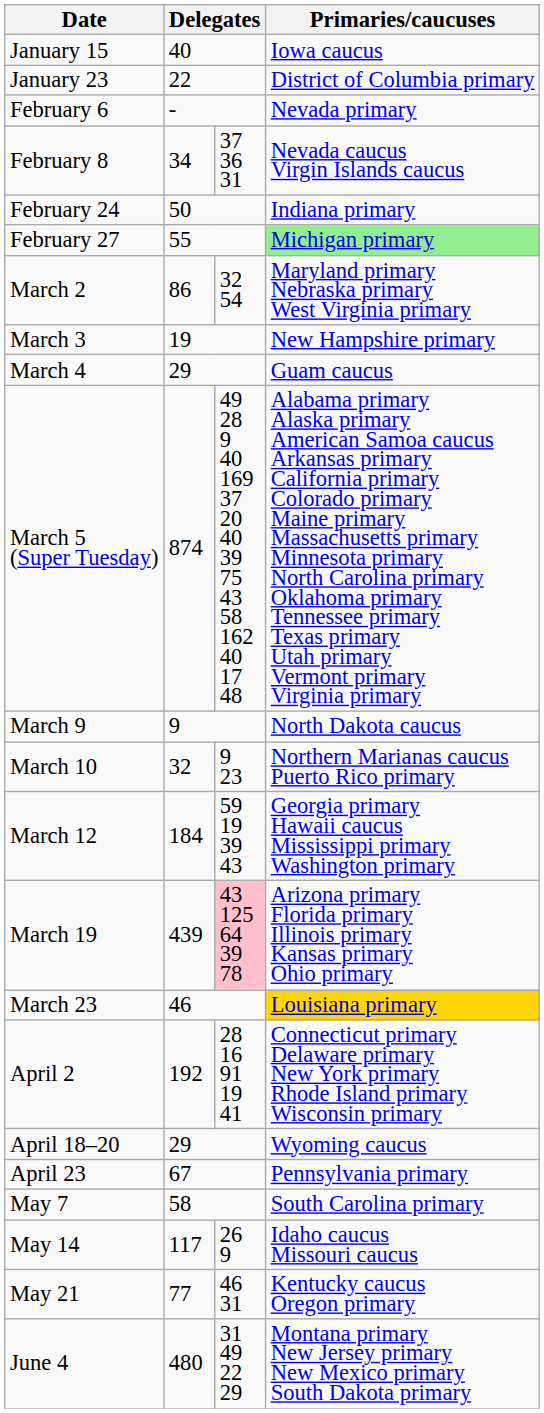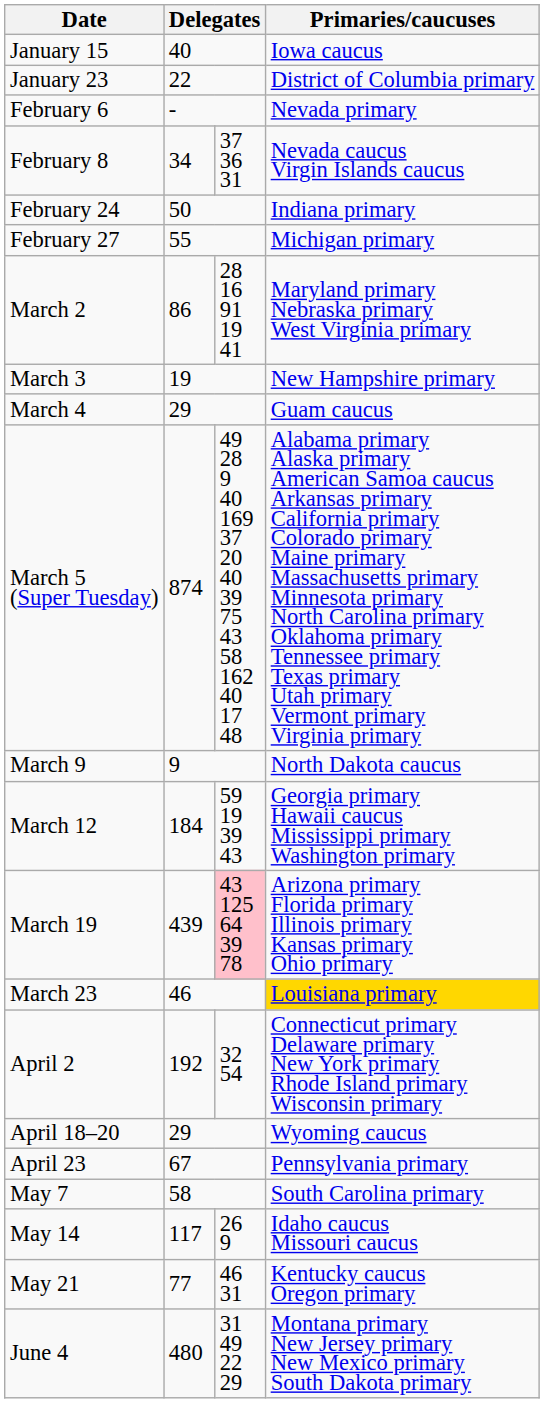(352, 239) lightgreen background -> (352, 239) no background
(231, 289) 32 54 -> (231, 309) 28 16 91 19 41
- row: (53, 766)
(231, 1074) 28 16 91 19 41 -> (231, 1063) 32 54
